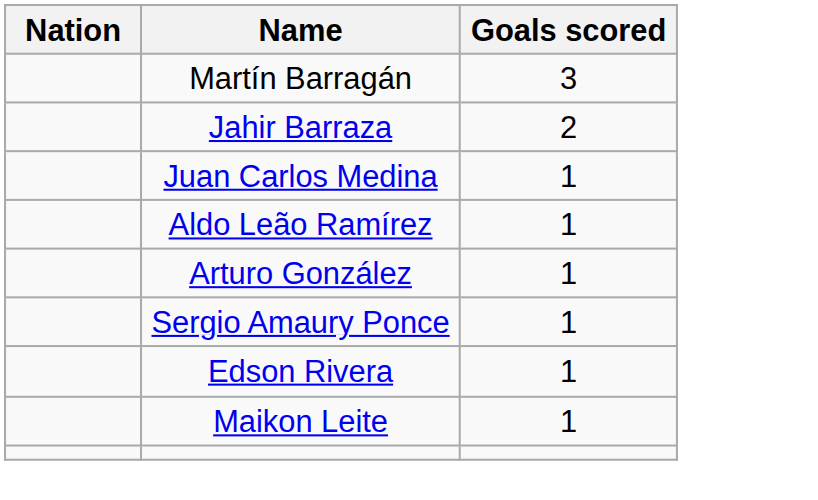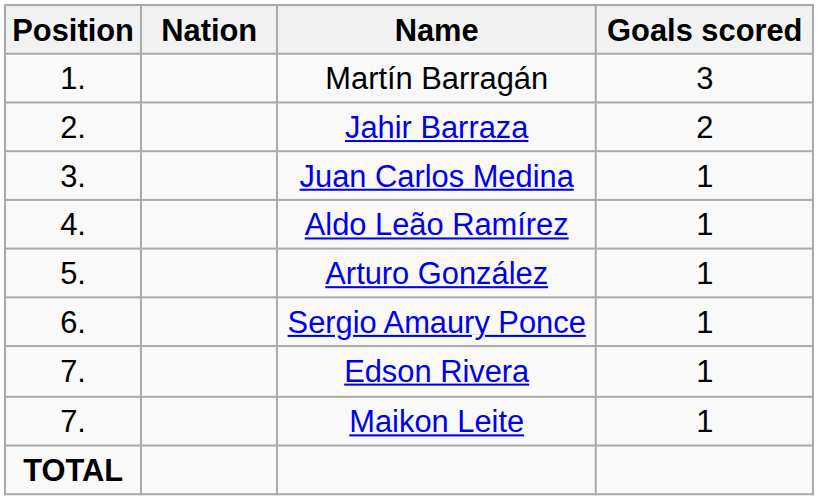+ column: (73, 30)
